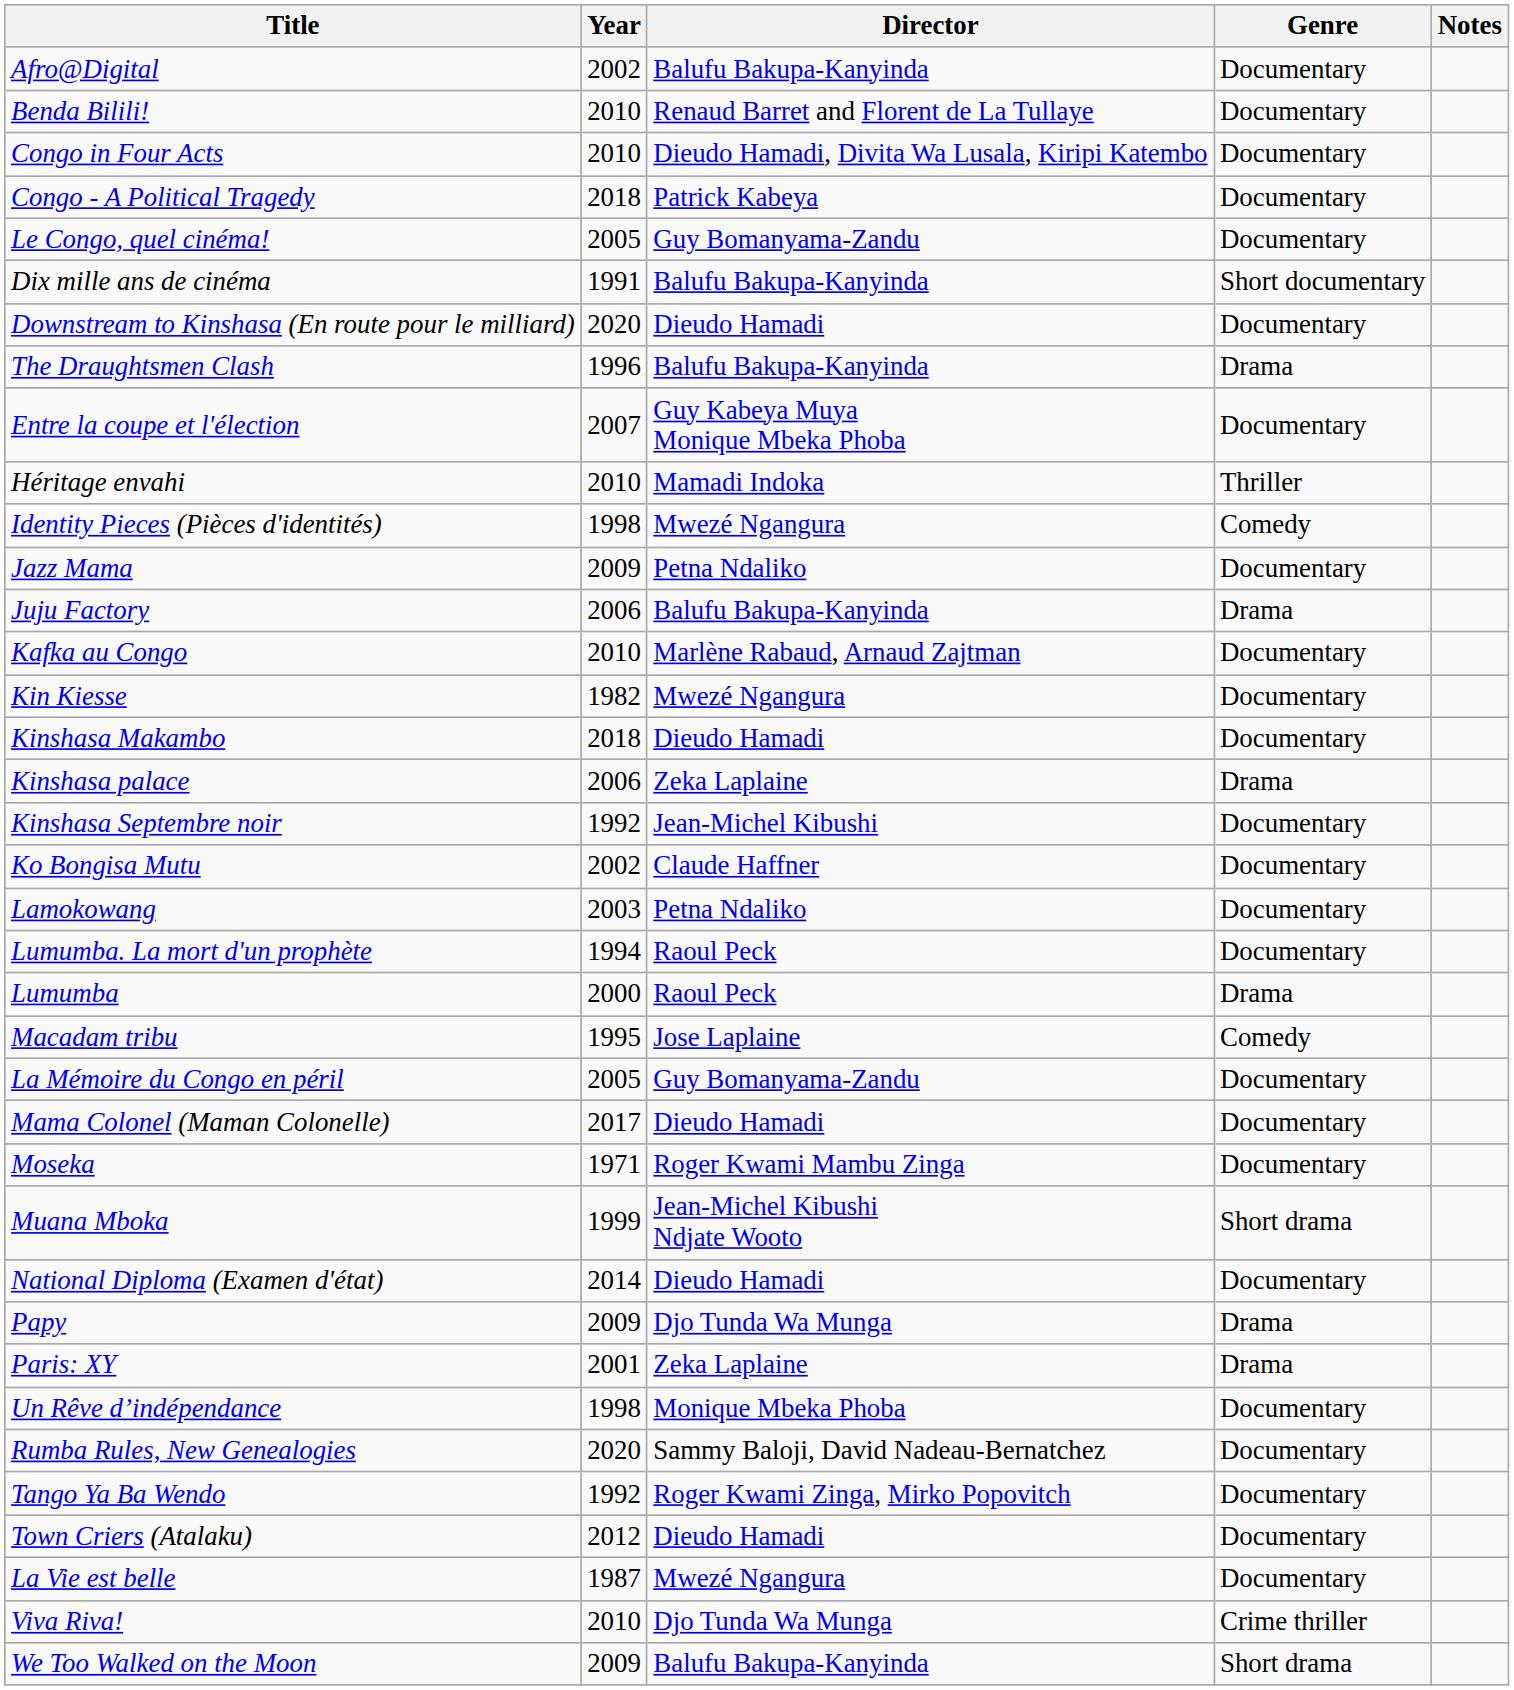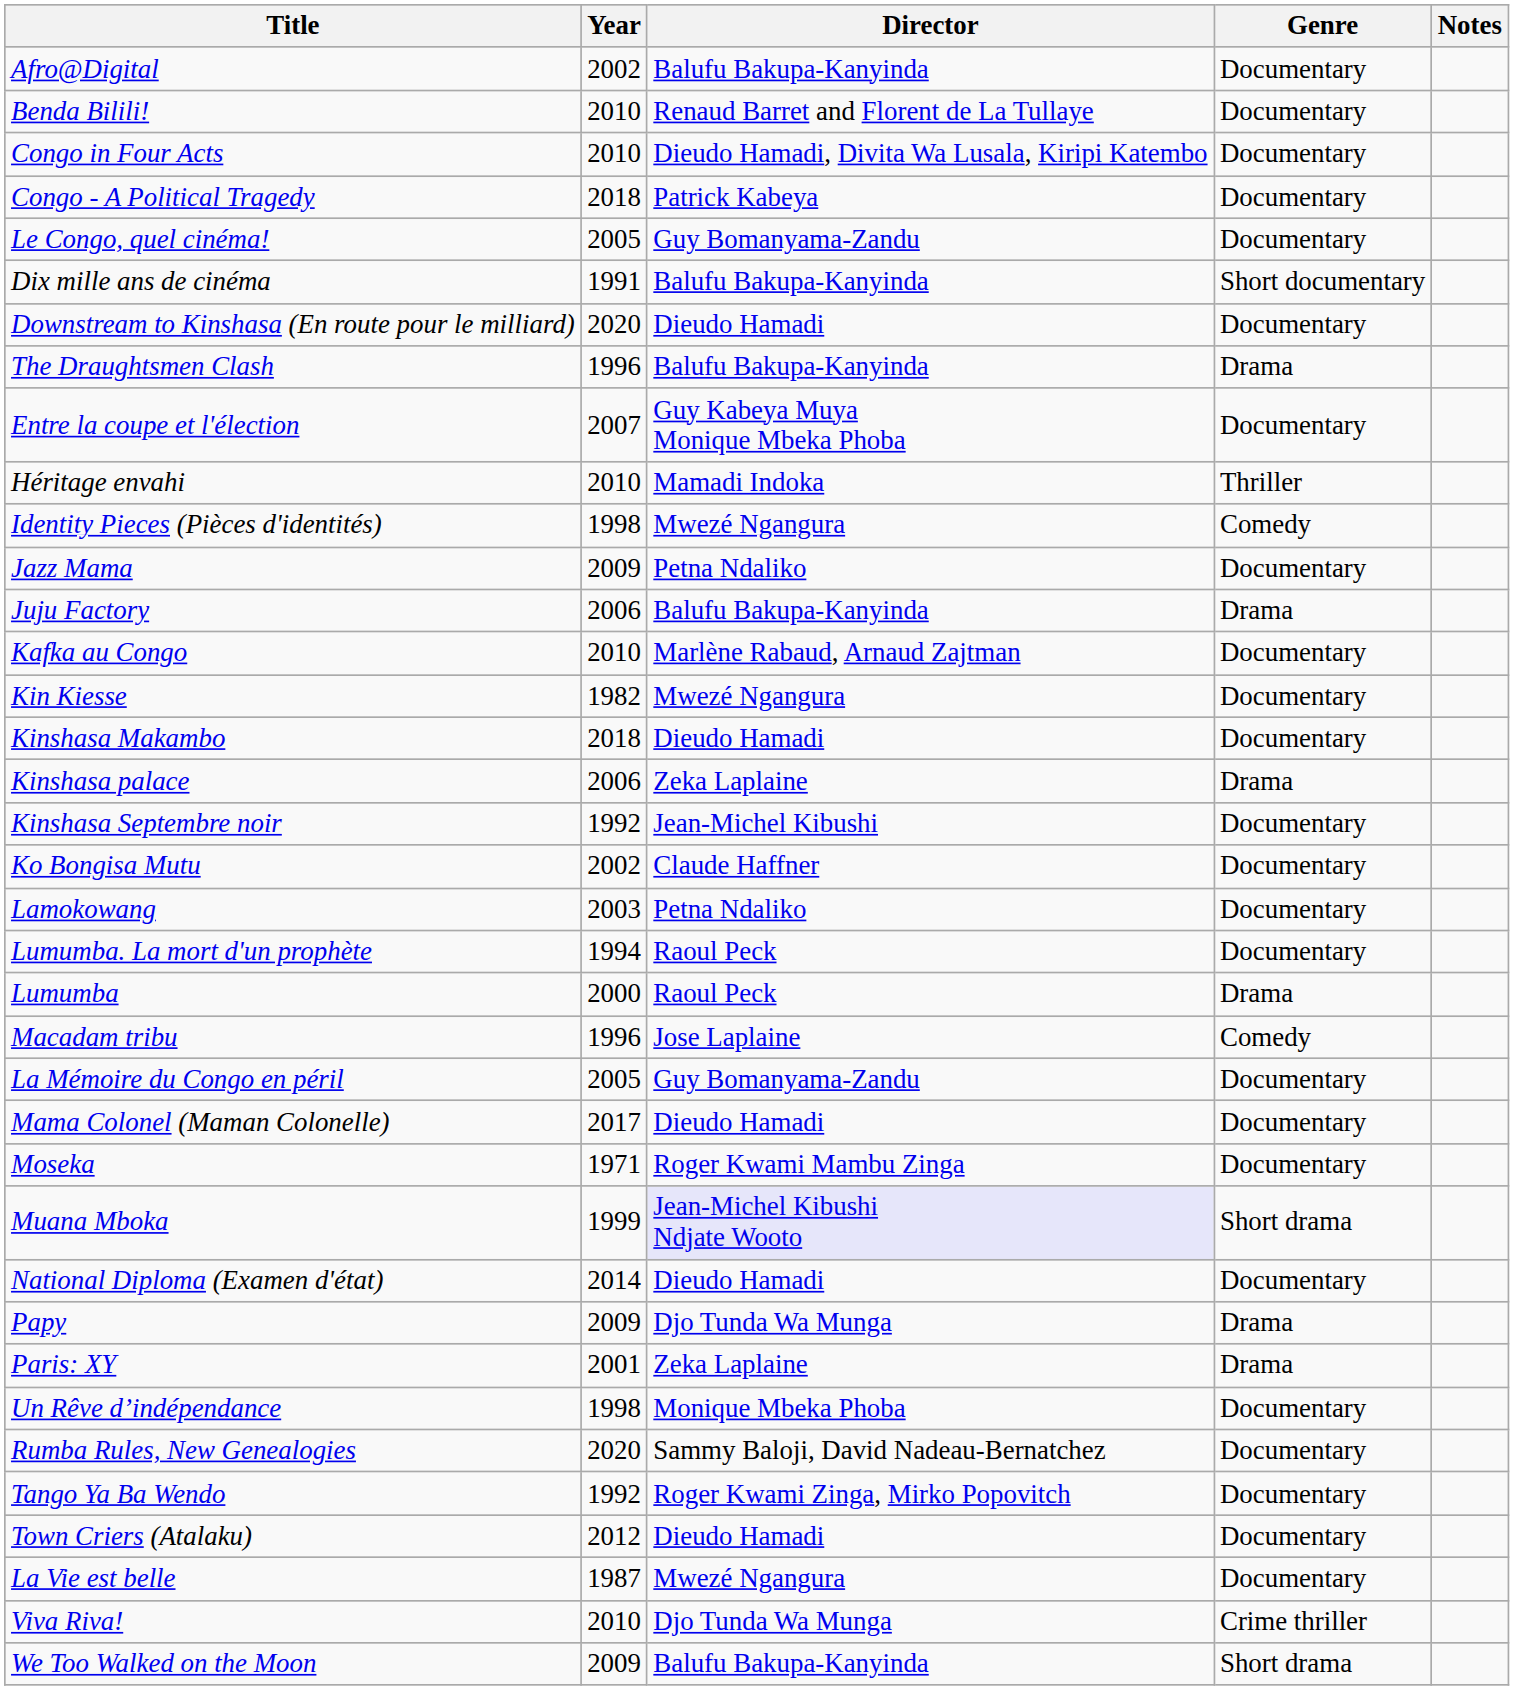(614, 1036) 1995 -> (614, 1036) 1996
(766, 1222) no background -> (766, 1222) lavender background
